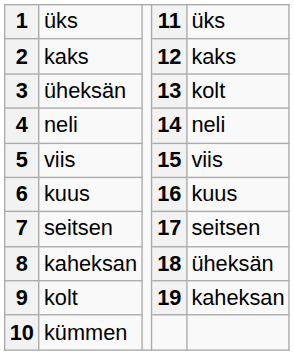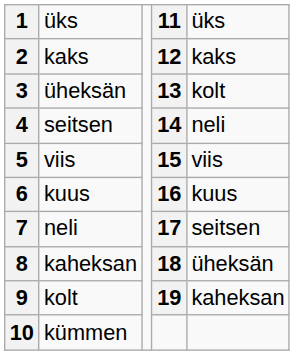(61, 125) neli -> (78, 125) seitsen
(78, 228) seitsen -> (61, 228) neli
